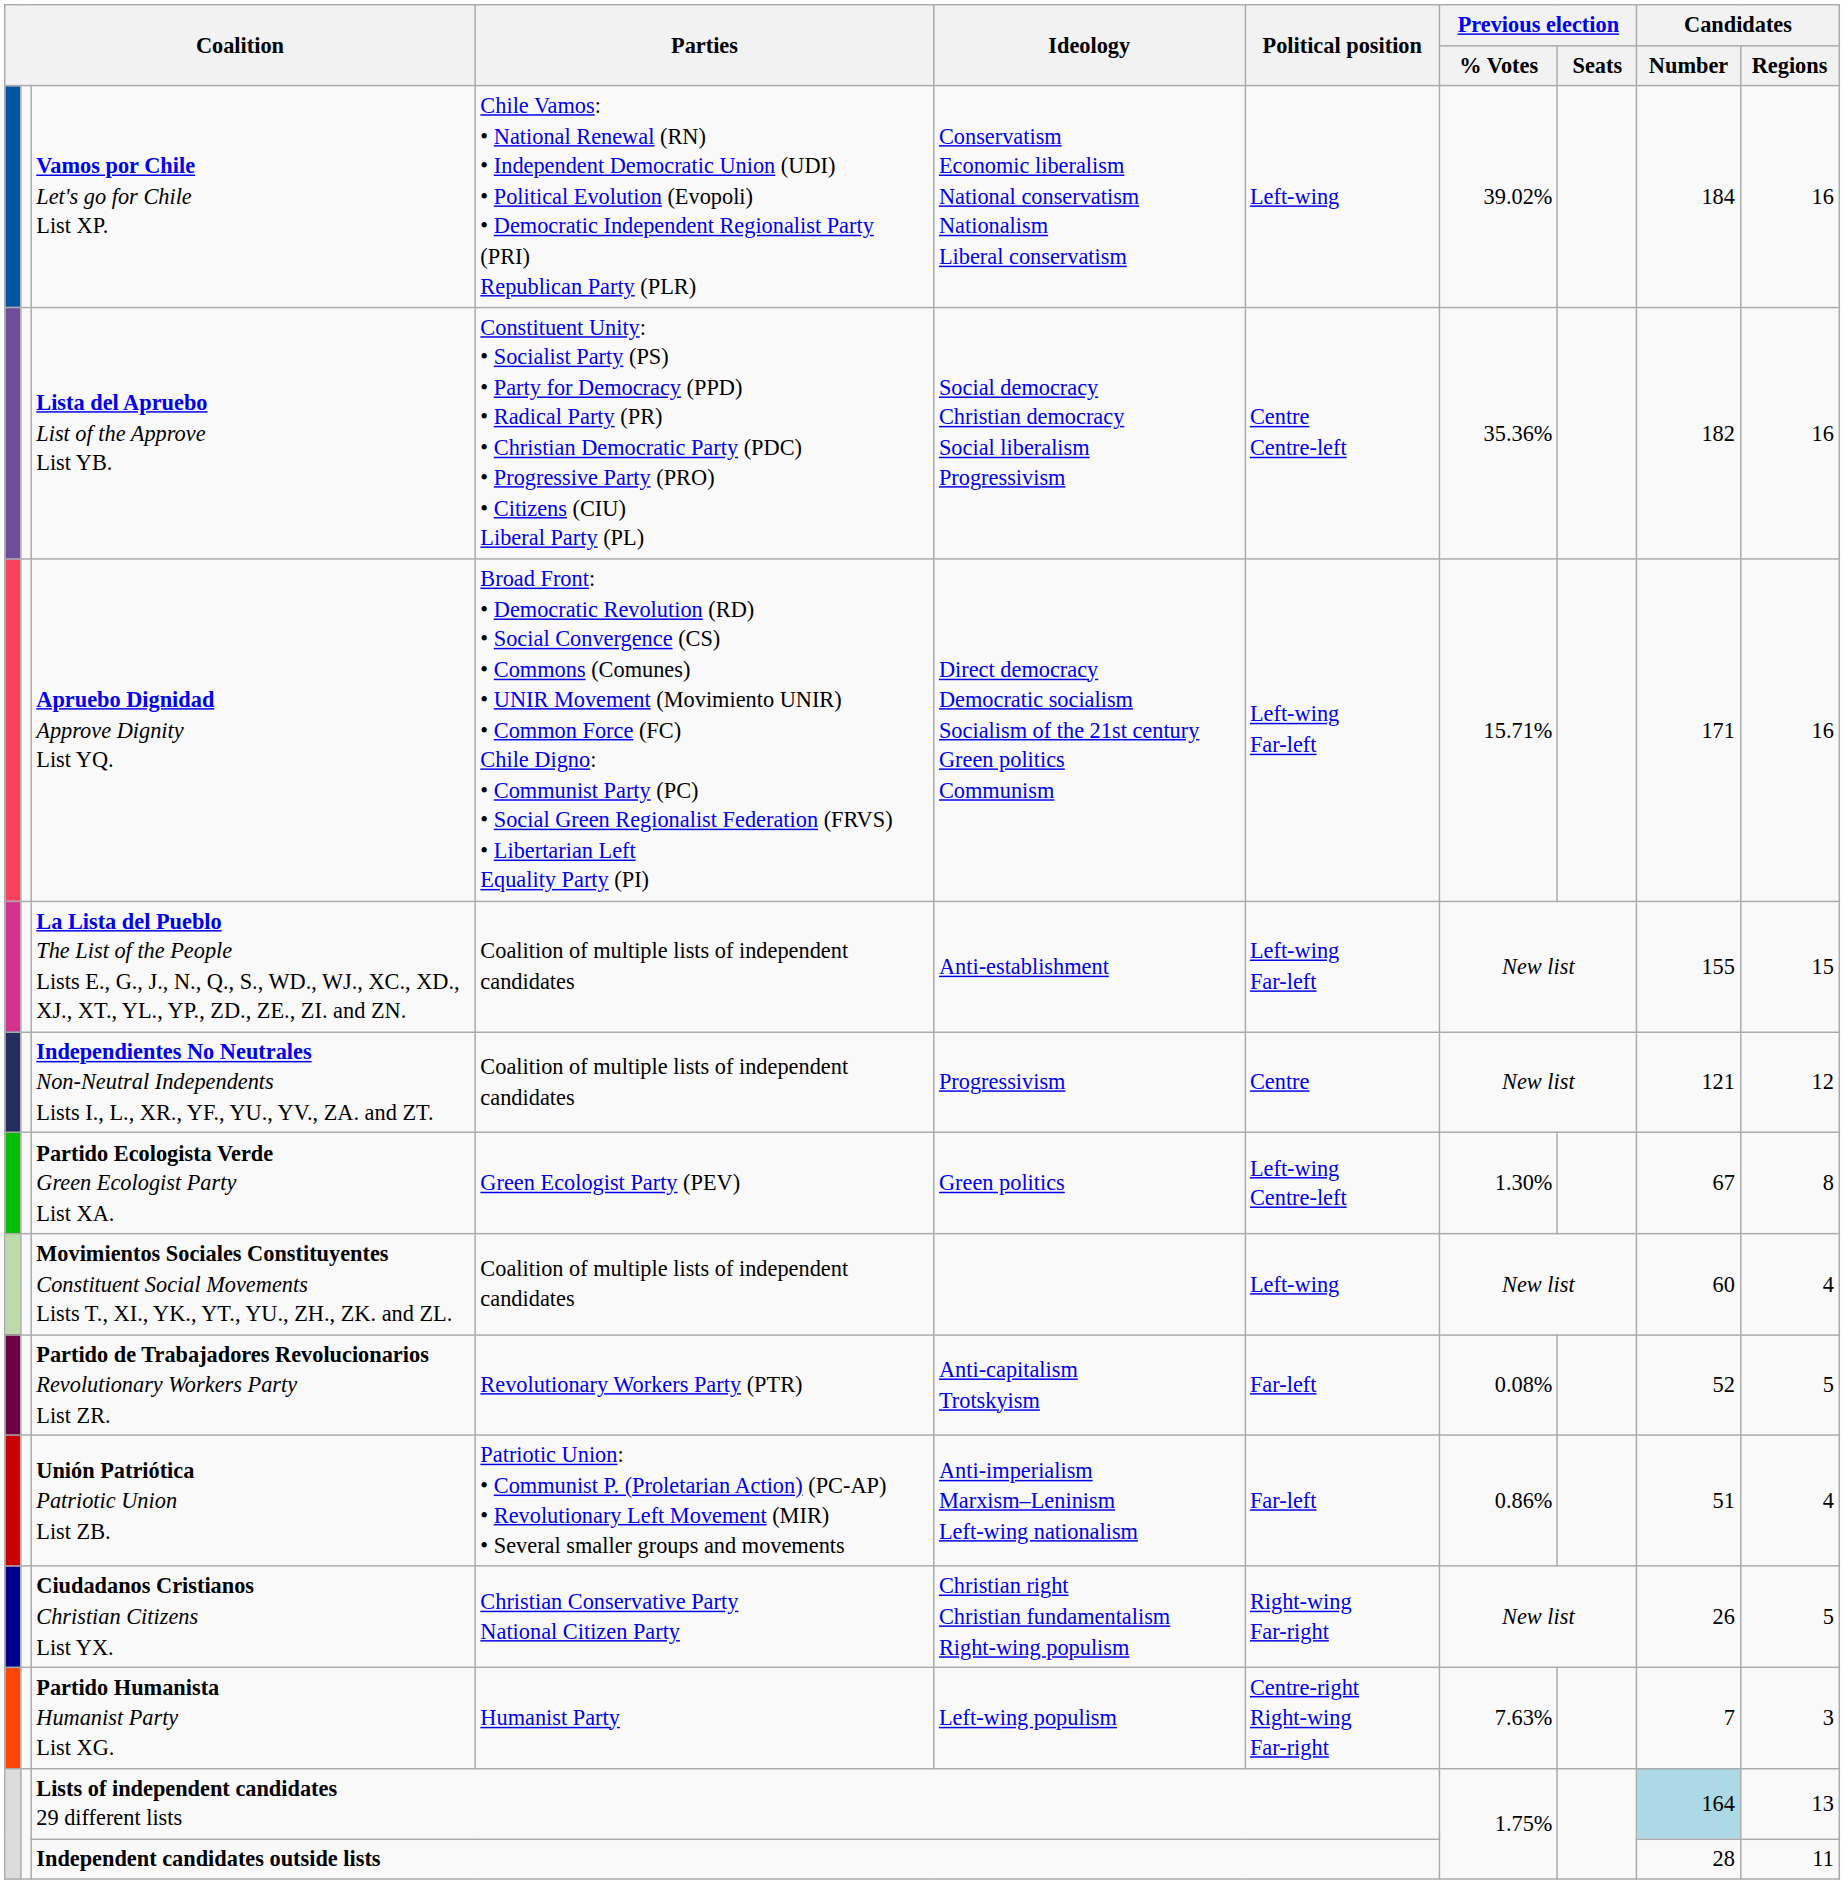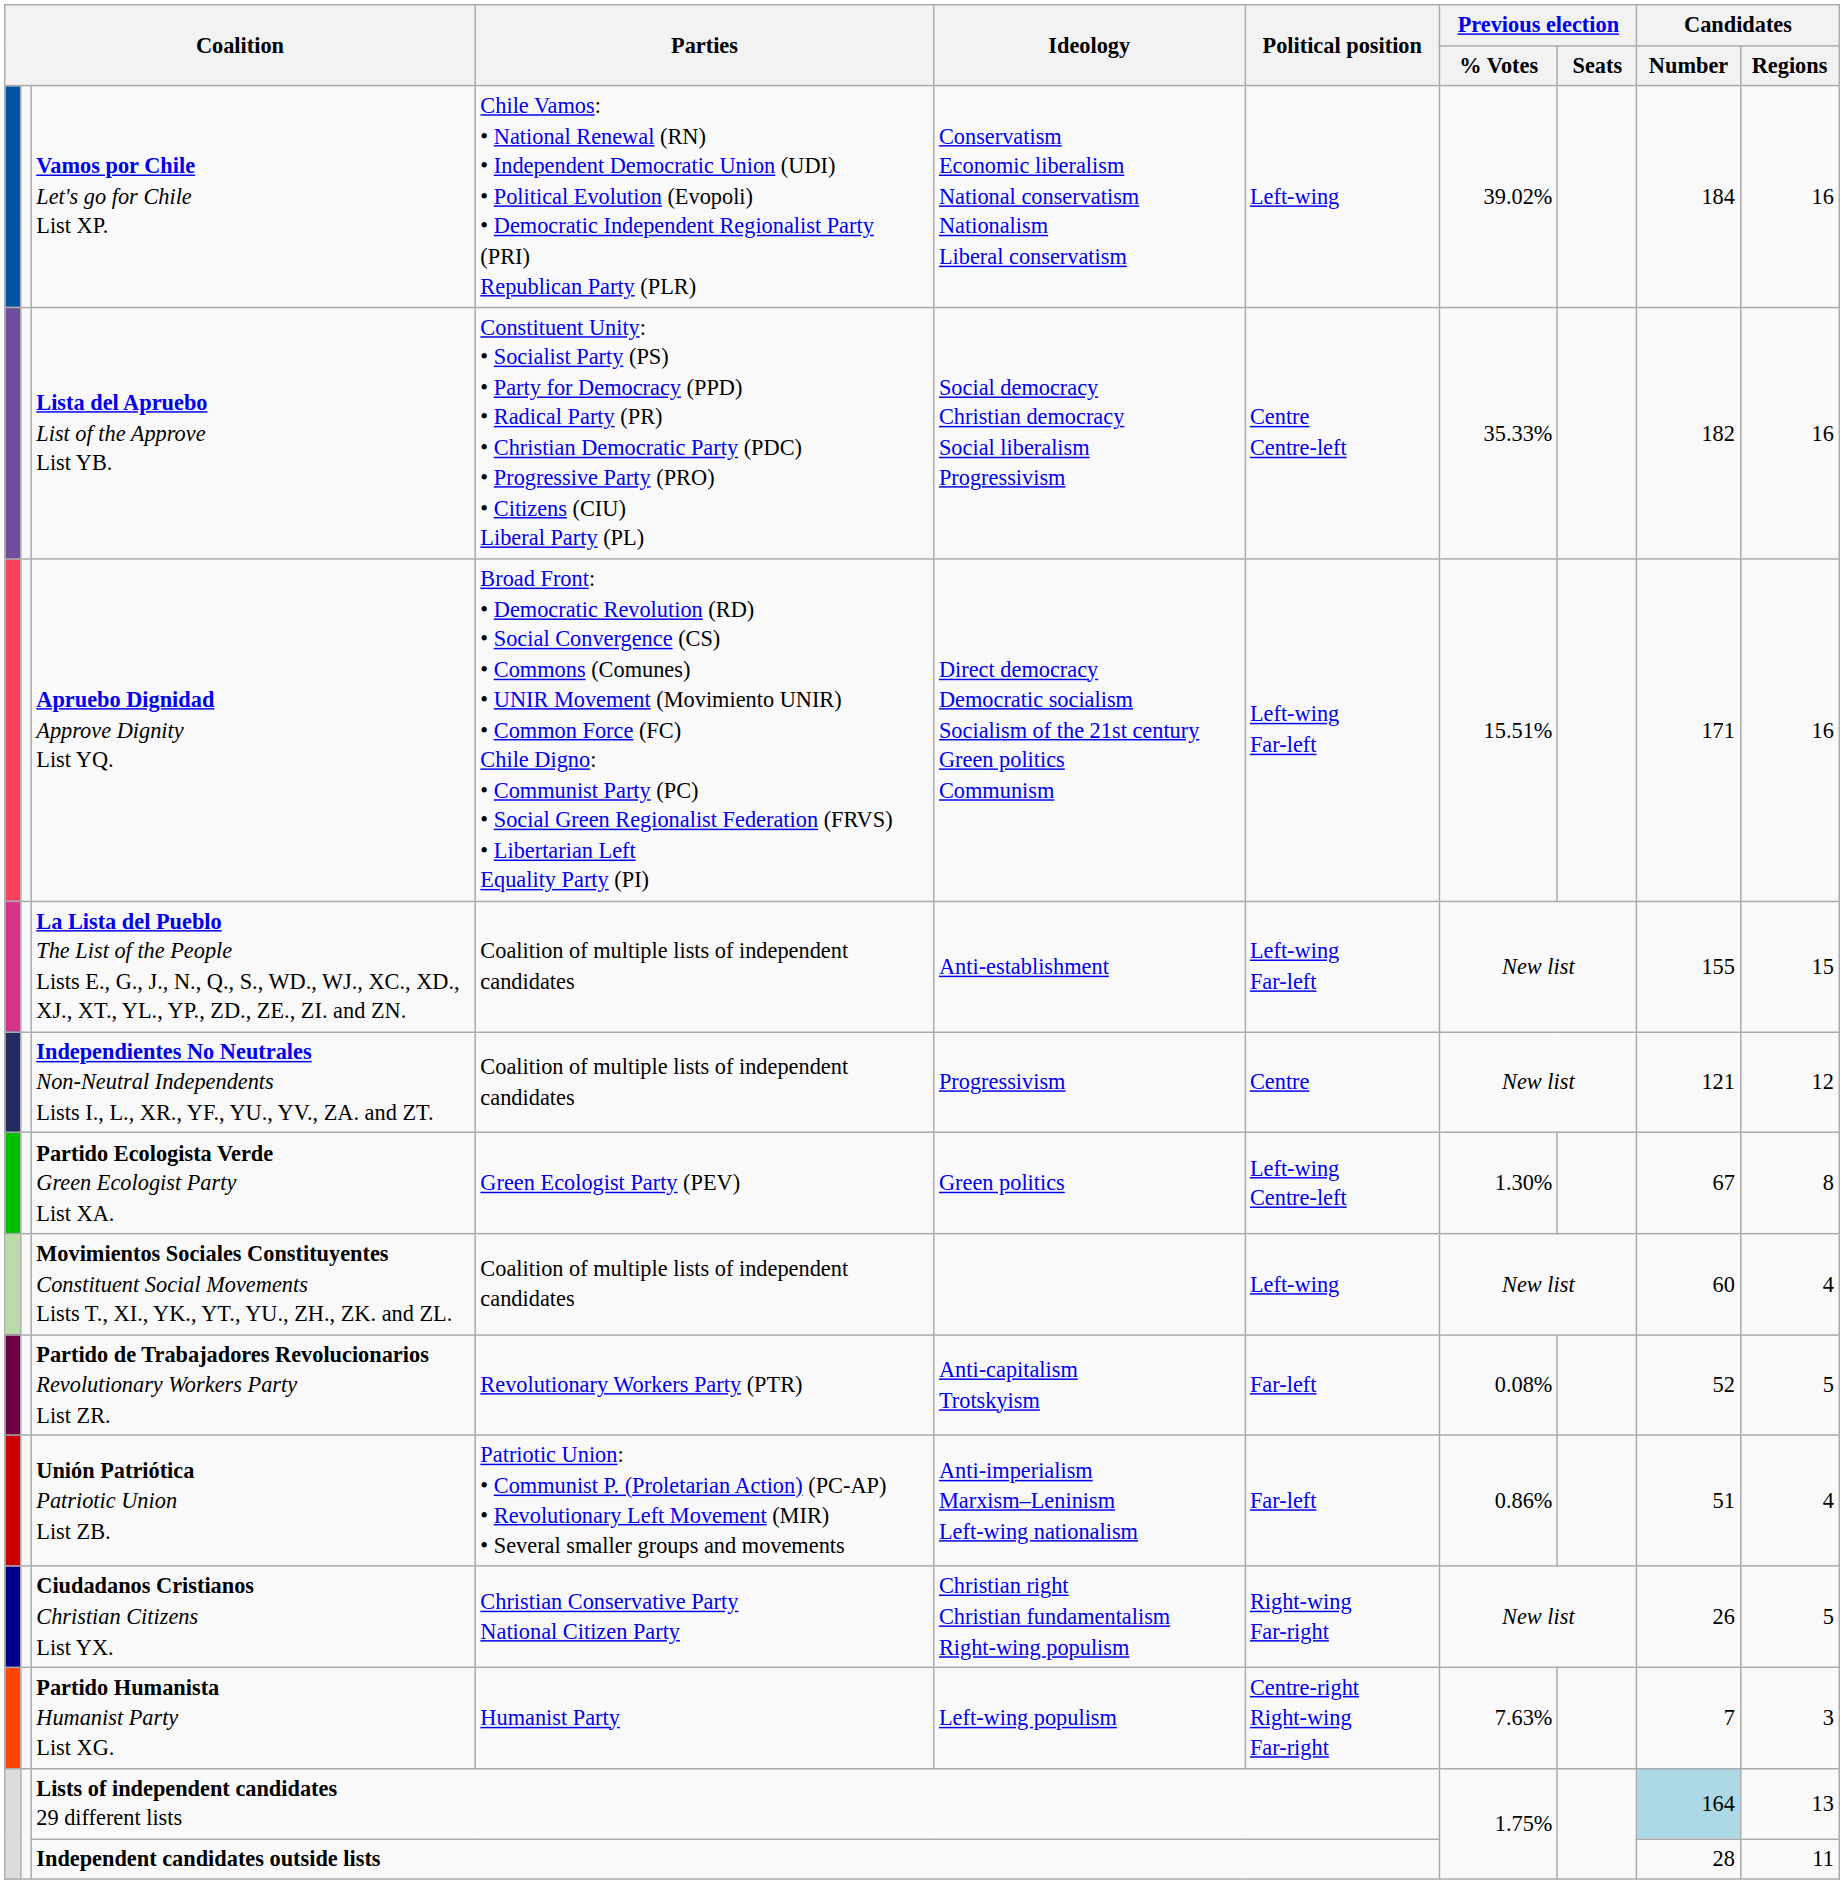(1518, 432) 35.36% -> (1518, 432) 35.33%
(1518, 729) 15.71% -> (1518, 729) 15.51%
